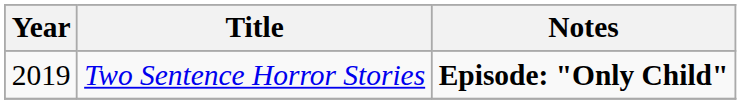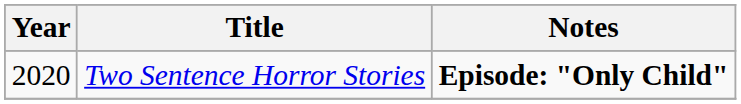(41, 74) 2019 -> (41, 74) 2020
